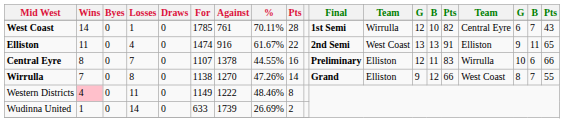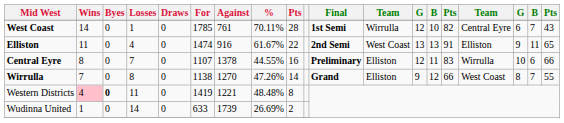(107, 92) normal -> (107, 92) bold
(202, 92) 1149 -> (203, 92) 1419
(227, 92) 1222 -> (227, 92) 1221
(269, 92) 48.46% -> (269, 92) 48.48%
